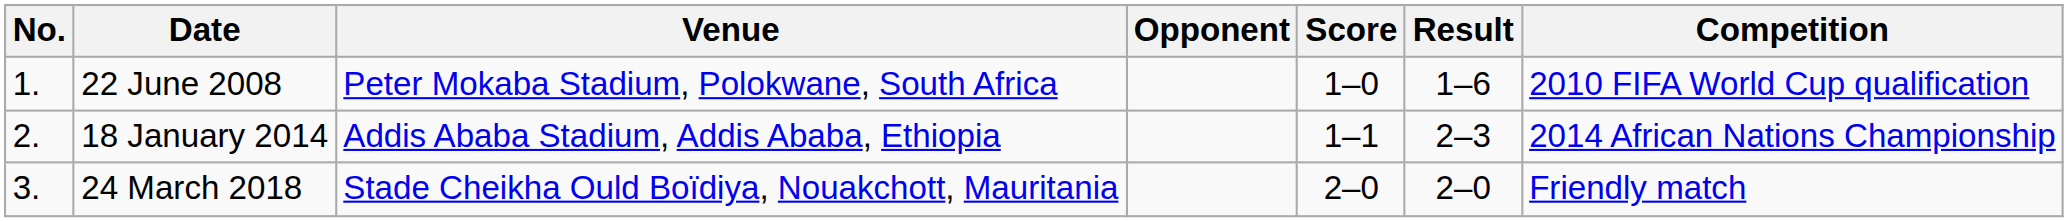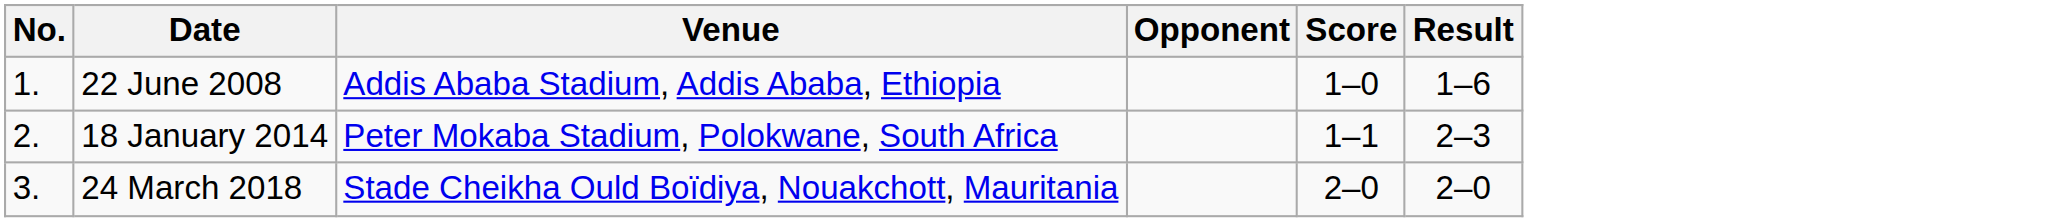- column: (1792, 30)
(700, 83) Peter Mokaba Stadium, Polokwane, South Africa -> (672, 83) Addis Ababa Stadium, Addis Ababa, Ethiopia
(672, 135) Addis Ababa Stadium, Addis Ababa, Ethiopia -> (700, 135) Peter Mokaba Stadium, Polokwane, South Africa
